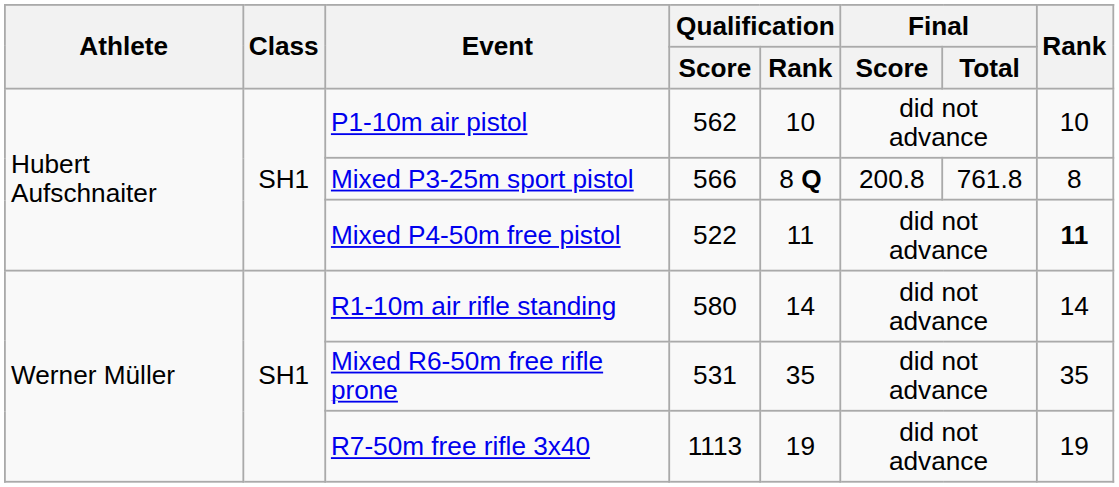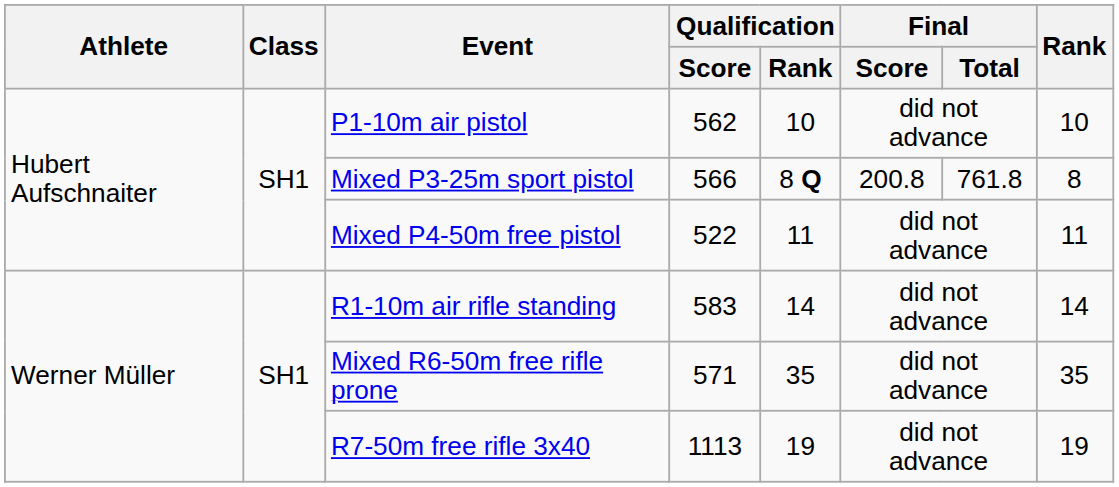(1074, 235) bold -> (1074, 235) normal
(715, 306) 580 -> (715, 306) 583
(715, 376) 531 -> (715, 376) 571
